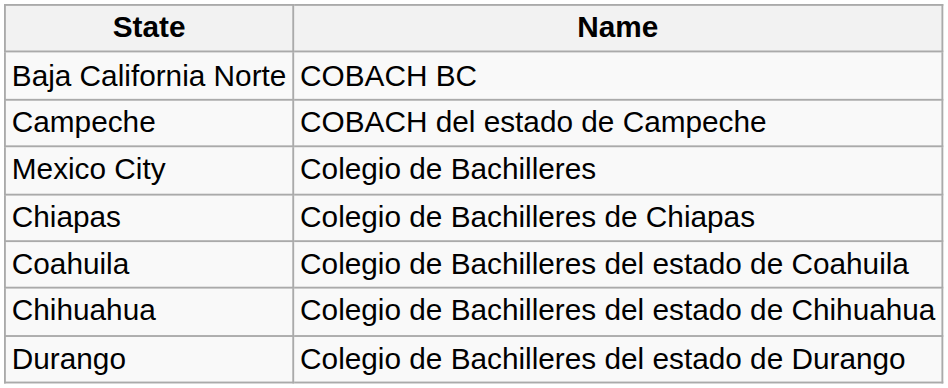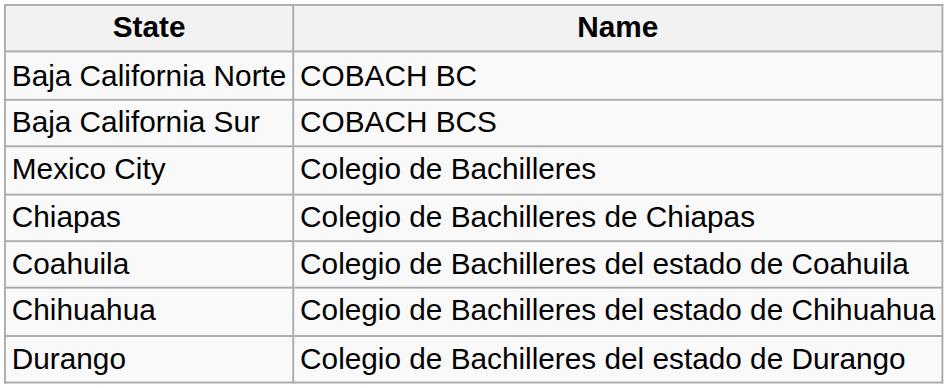+ row: (136, 122)
- row: (84, 122)
